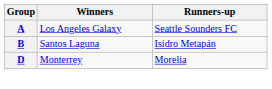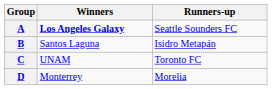(81, 28) normal -> (82, 28) bold
+ row: (21, 60)
